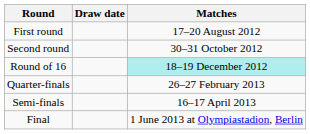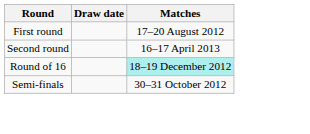(216, 48) 30–31 October 2012 -> (180, 48) 16–17 April 2013
- row: (38, 84)
(216, 102) 16–17 April 2013 -> (180, 84) 30–31 October 2012
- row: (38, 119)
